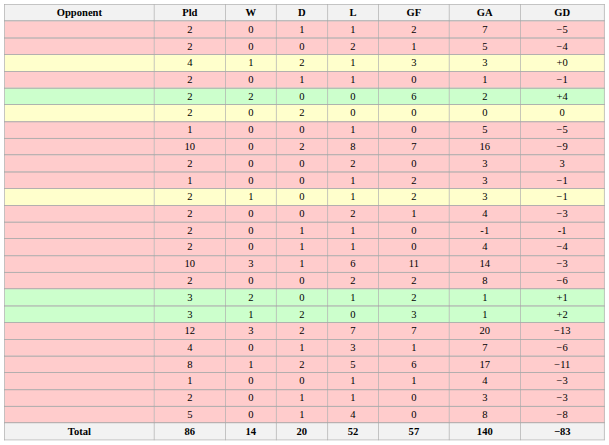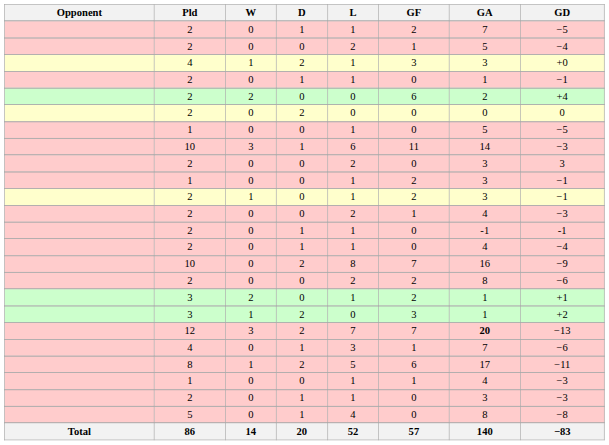rows swapped: (190, 264) <-> (190, 146)
(485, 331) normal -> (485, 331) bold
